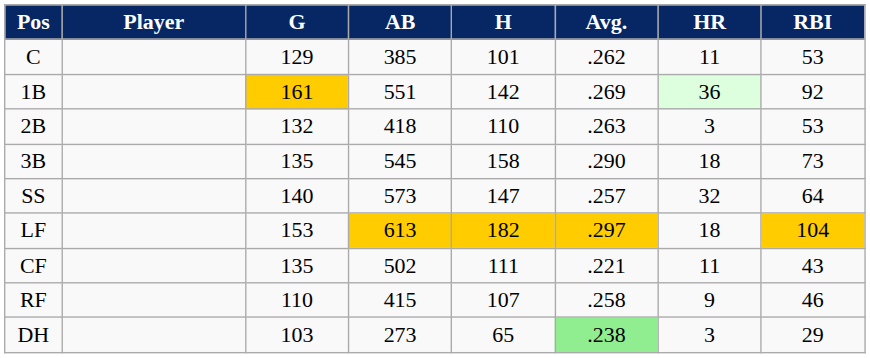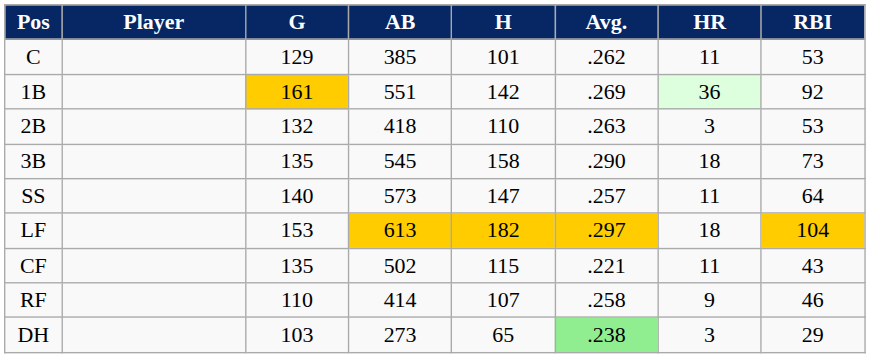(710, 195) 32 -> (710, 195) 11
(503, 265) 111 -> (503, 265) 115
(400, 299) 415 -> (400, 299) 414
